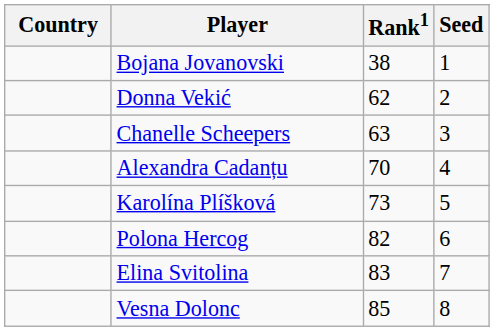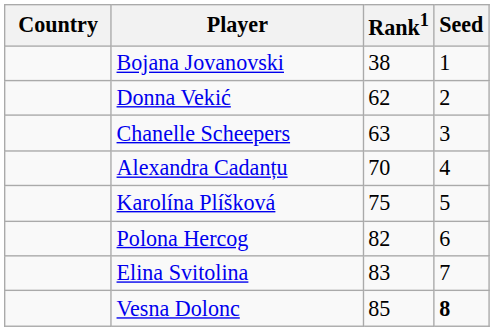(379, 203) 73 -> (379, 203) 75
(445, 308) normal -> (445, 308) bold
